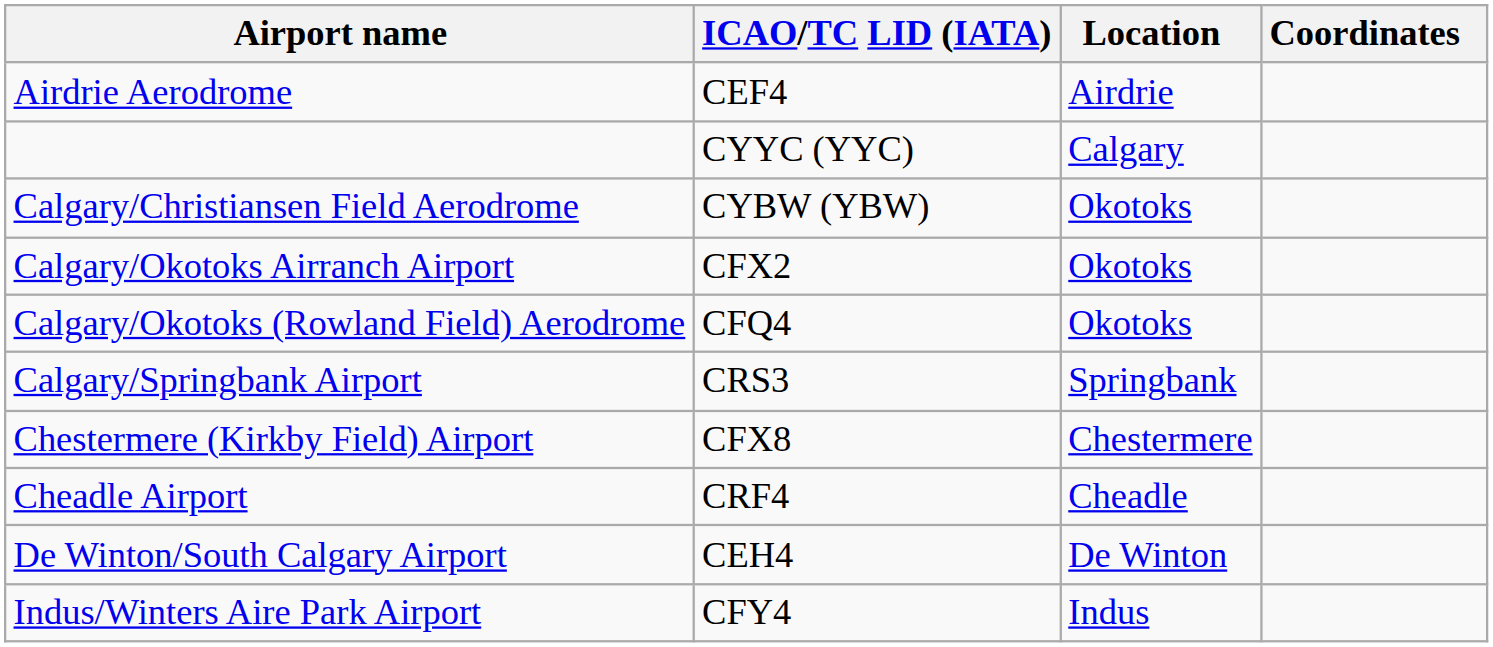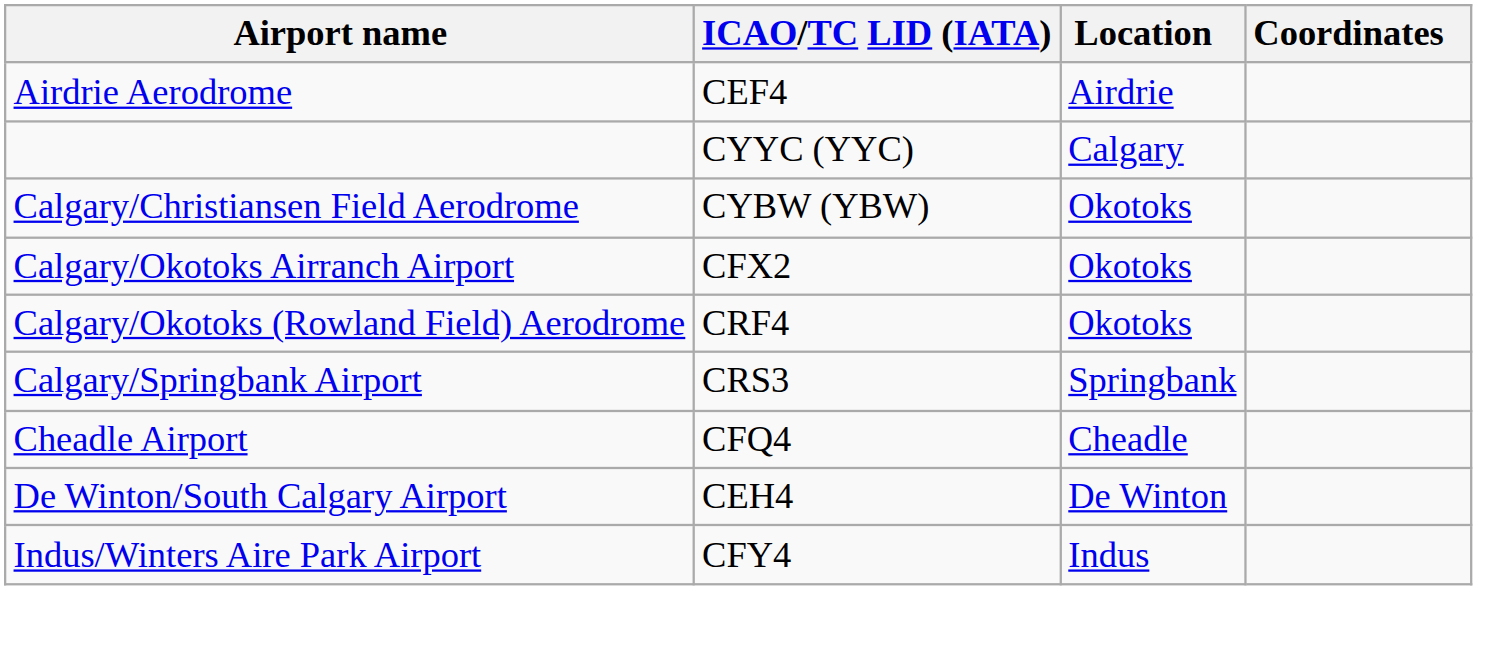(747, 322) CFQ4 -> (746, 322) CRF4
- row: (273, 438)
(746, 496) CRF4 -> (747, 438) CFQ4
